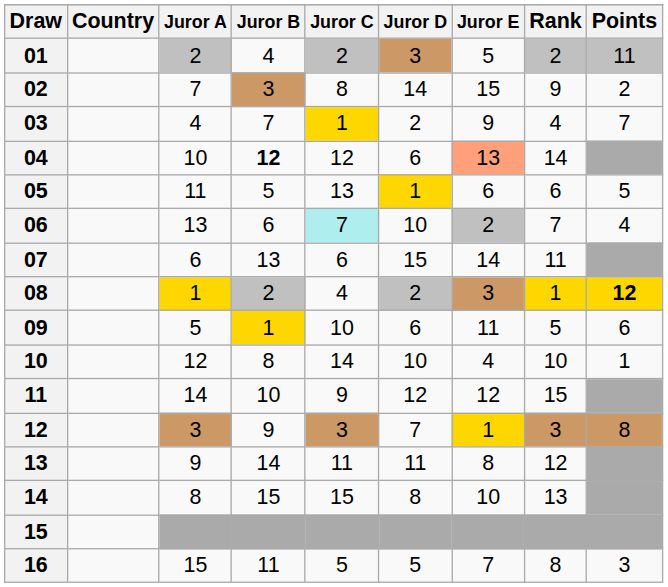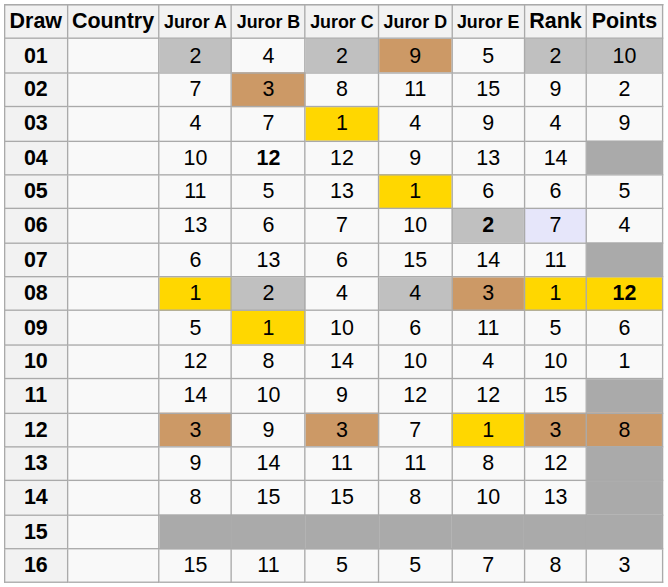(415, 55) 3 -> (415, 55) 9
(624, 55) 11 -> (624, 55) 10
(415, 89) 14 -> (415, 89) 11
(415, 123) 2 -> (415, 123) 4
(624, 123) 7 -> (624, 123) 9
(415, 157) 6 -> (415, 157) 9
(488, 157) lightsalmon background -> (488, 157) no background
(342, 225) paleturquoise background -> (342, 225) no background
(488, 225) normal -> (488, 225) bold
(556, 225) no background -> (556, 225) lavender background
(415, 293) 2 -> (415, 293) 4
